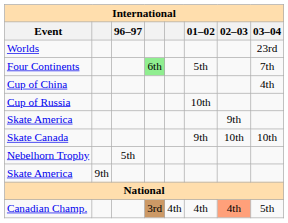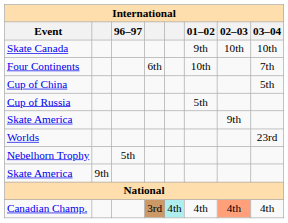rows swapped: (23, 48) <-> (38, 137)
(155, 66) lightgreen background -> (155, 66) no background
(201, 66) 5th -> (201, 66) 10th
(267, 84) 4th -> (267, 84) 5th
(201, 102) 10th -> (201, 102) 5th
(174, 208) no background -> (174, 208) paleturquoise background
(267, 208) 5th -> (267, 208) 4th
